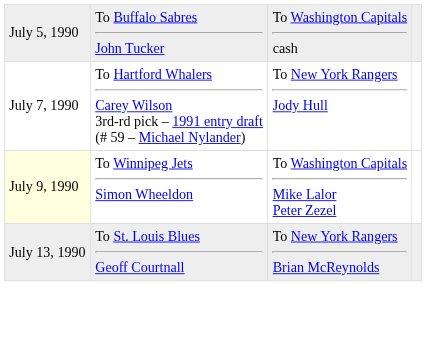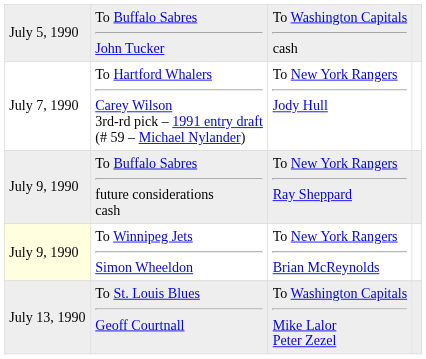+ row: (179, 187)
(340, 187) To Washington Capitals Mike Lalor Peter Zezel -> (340, 252) To New York Rangers Brian McReynolds
(340, 252) To New York Rangers Brian McReynolds -> (340, 317) To Washington Capitals Mike Lalor Peter Zezel
